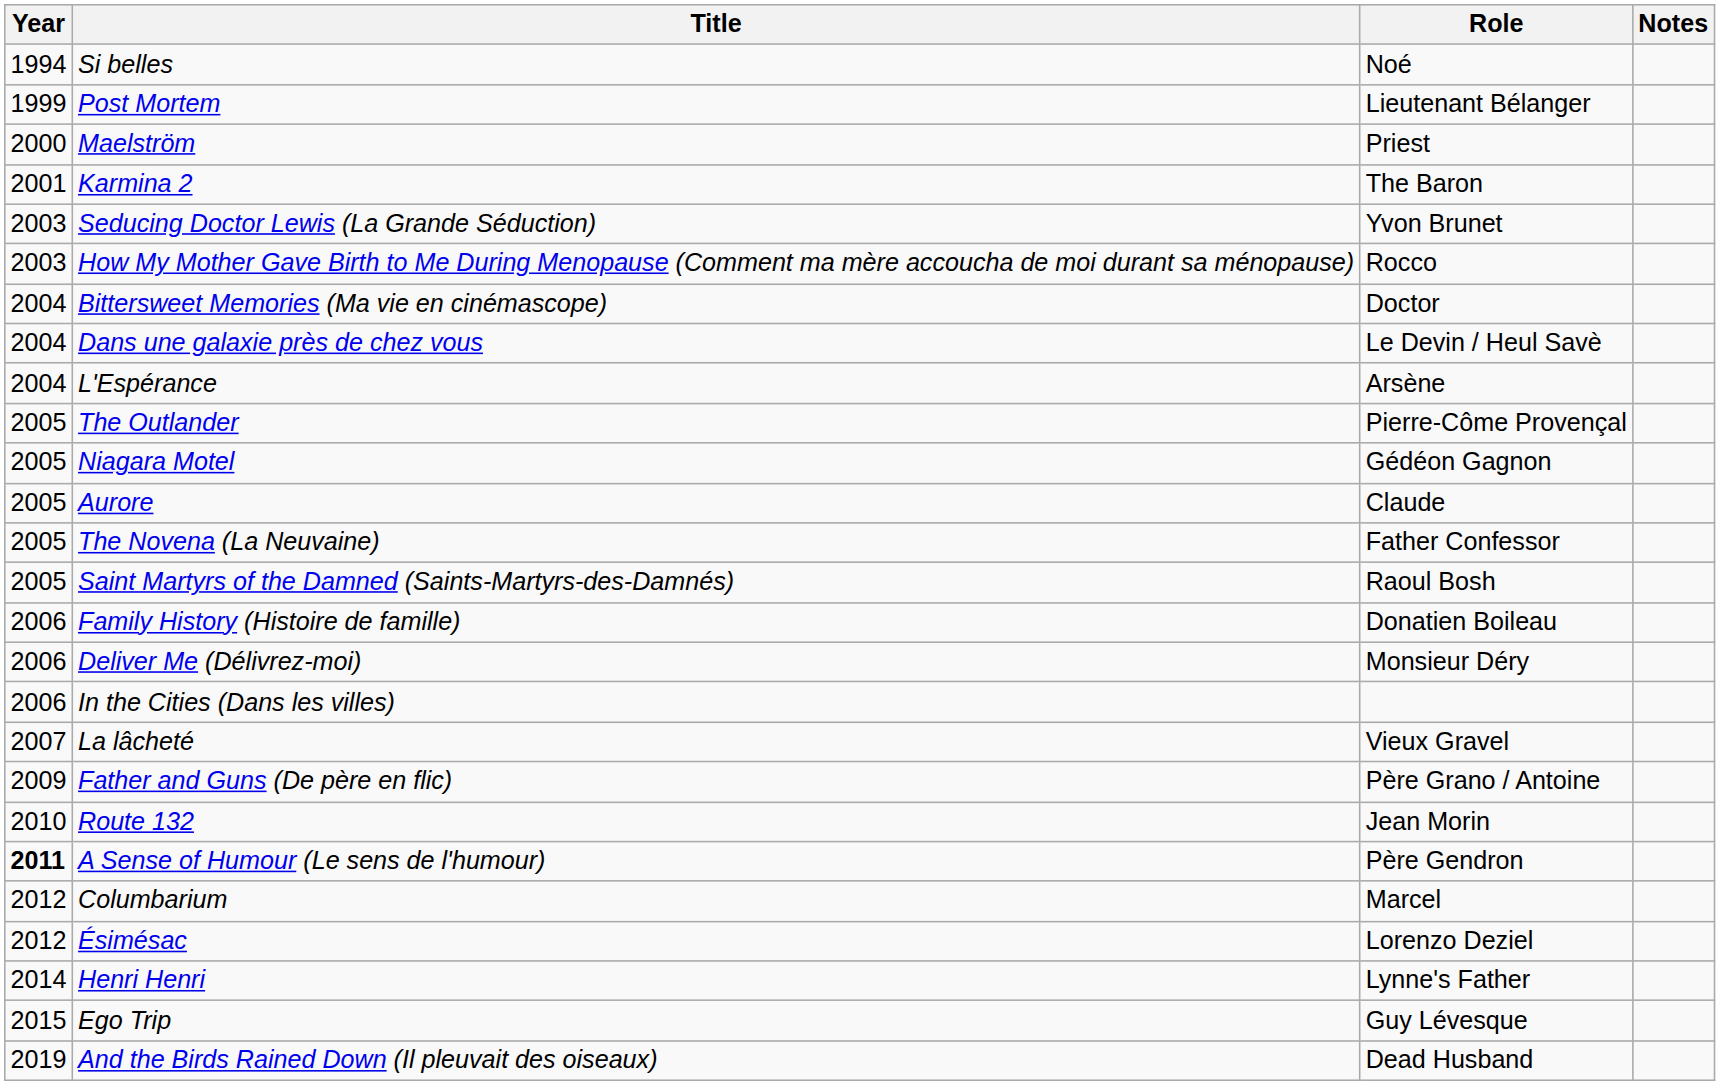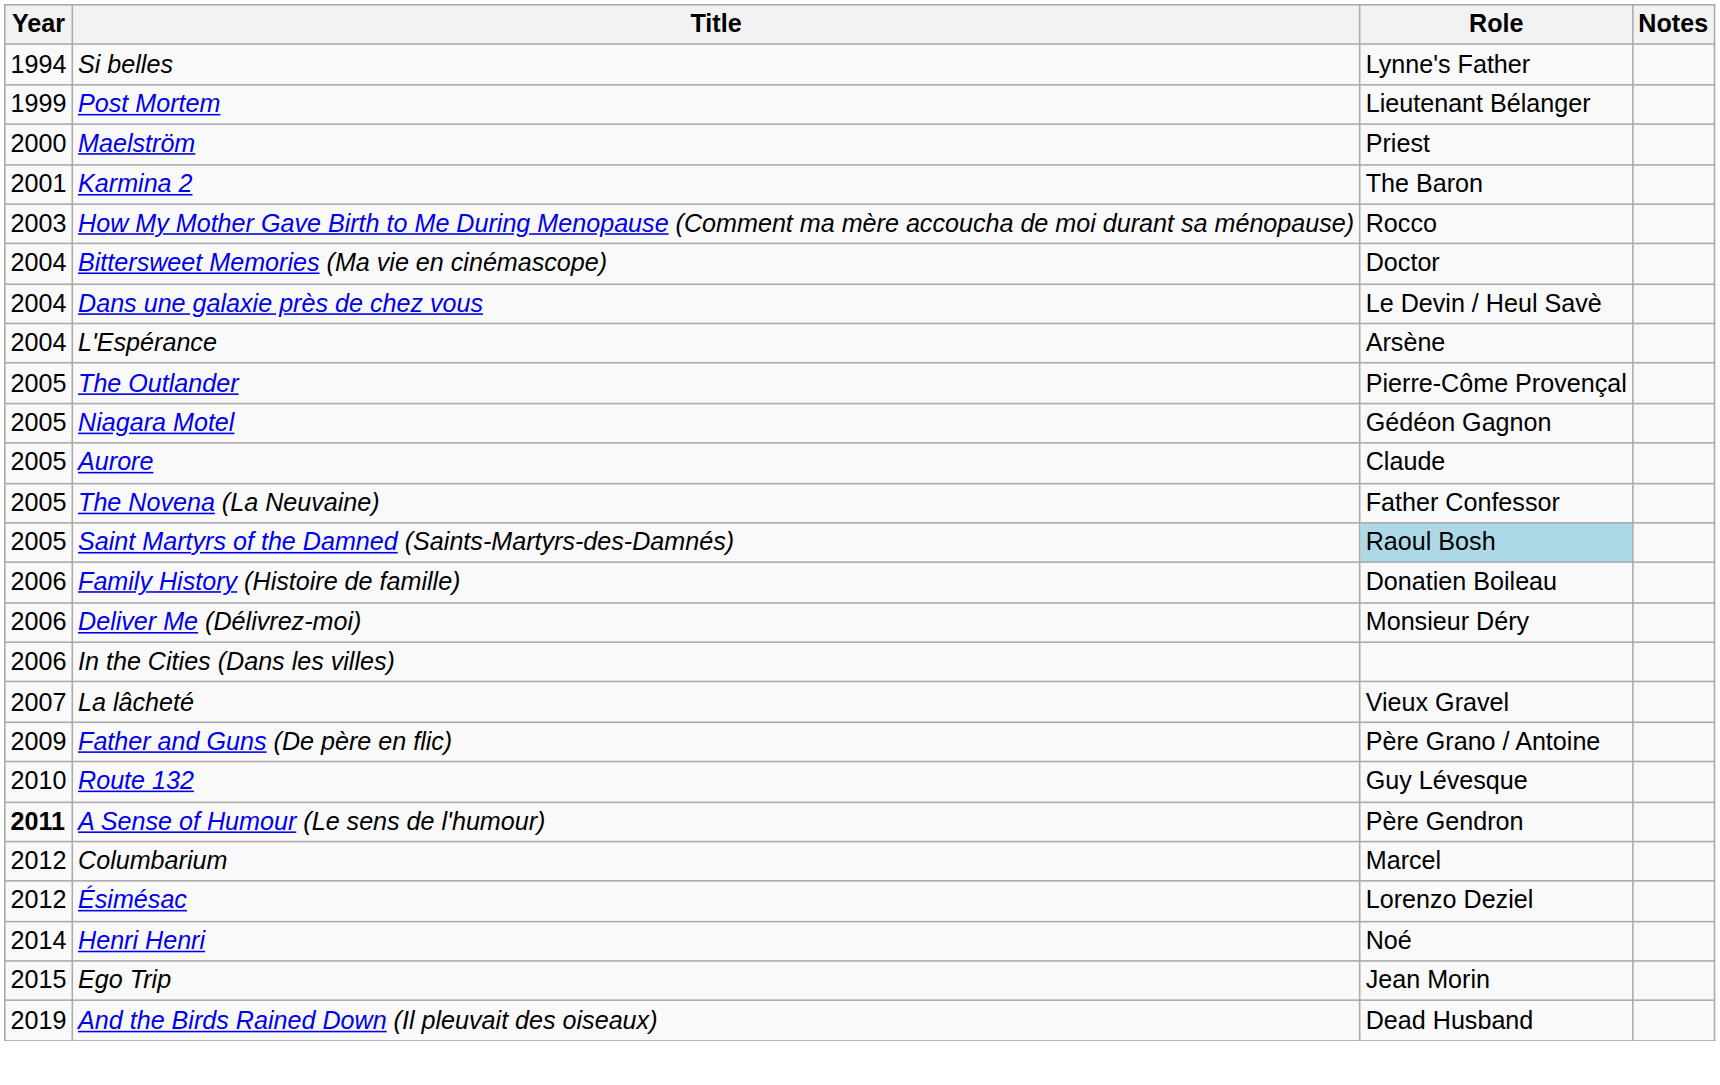(1389, 64) Noé -> (1448, 64) Lynne's Father
- row: (337, 223)
(1431, 582) no background -> (1431, 542) lightblue background
(1428, 821) Jean Morin -> (1447, 781) Guy Lévesque
(1448, 980) Lynne's Father -> (1389, 940) Noé
(1447, 1020) Guy Lévesque -> (1428, 980) Jean Morin
